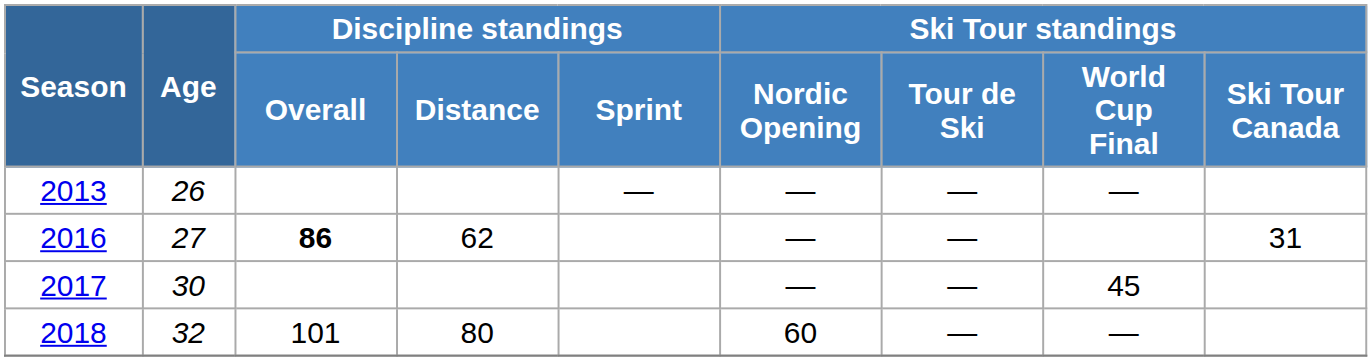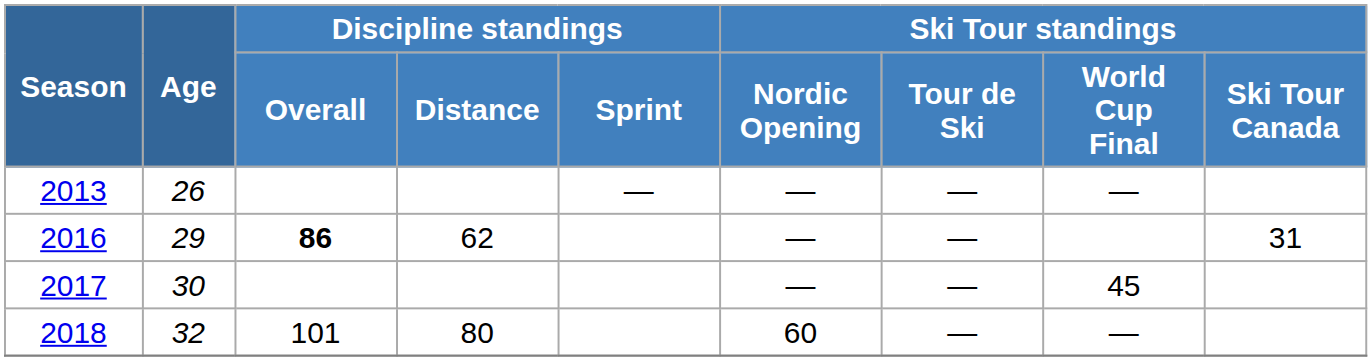(188, 238) 27 -> (188, 238) 29
